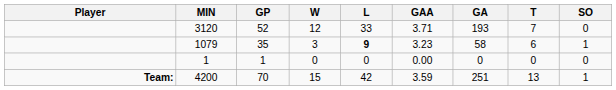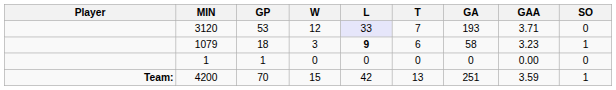columns swapped: (533, 12) <-> (422, 12)
(263, 28) 52 -> (263, 28) 53
(366, 28) no background -> (366, 28) lavender background
(263, 45) 35 -> (263, 45) 18
